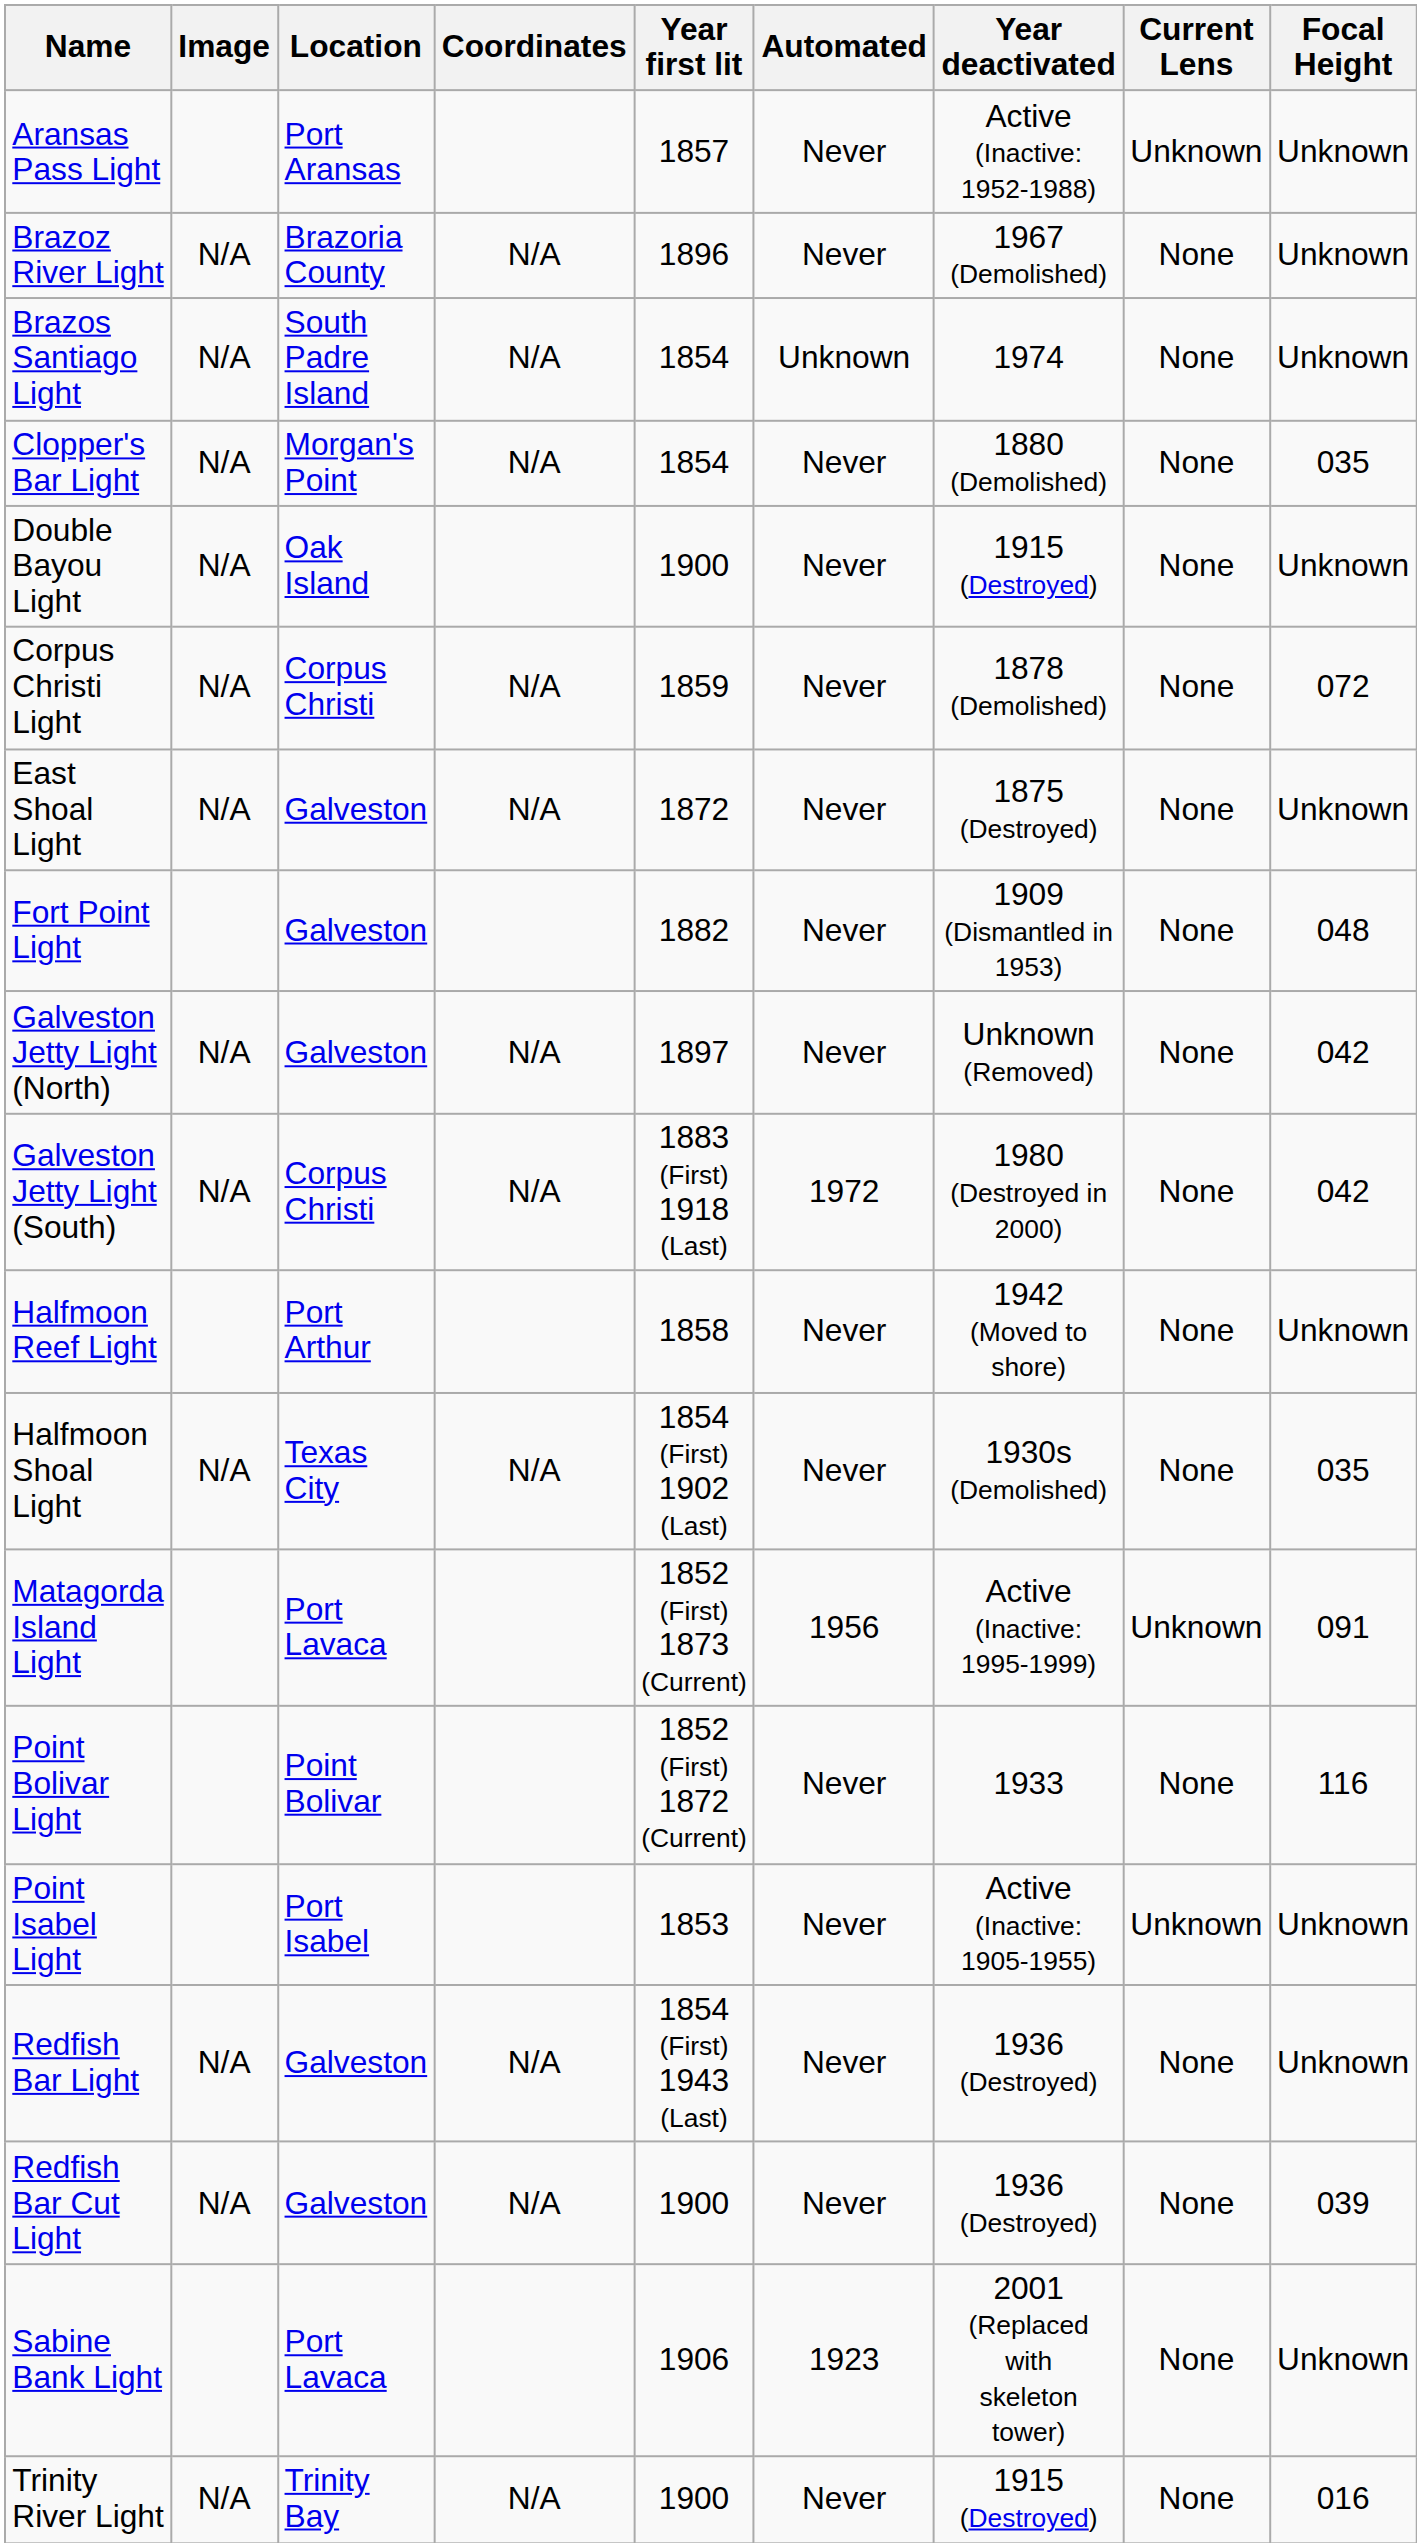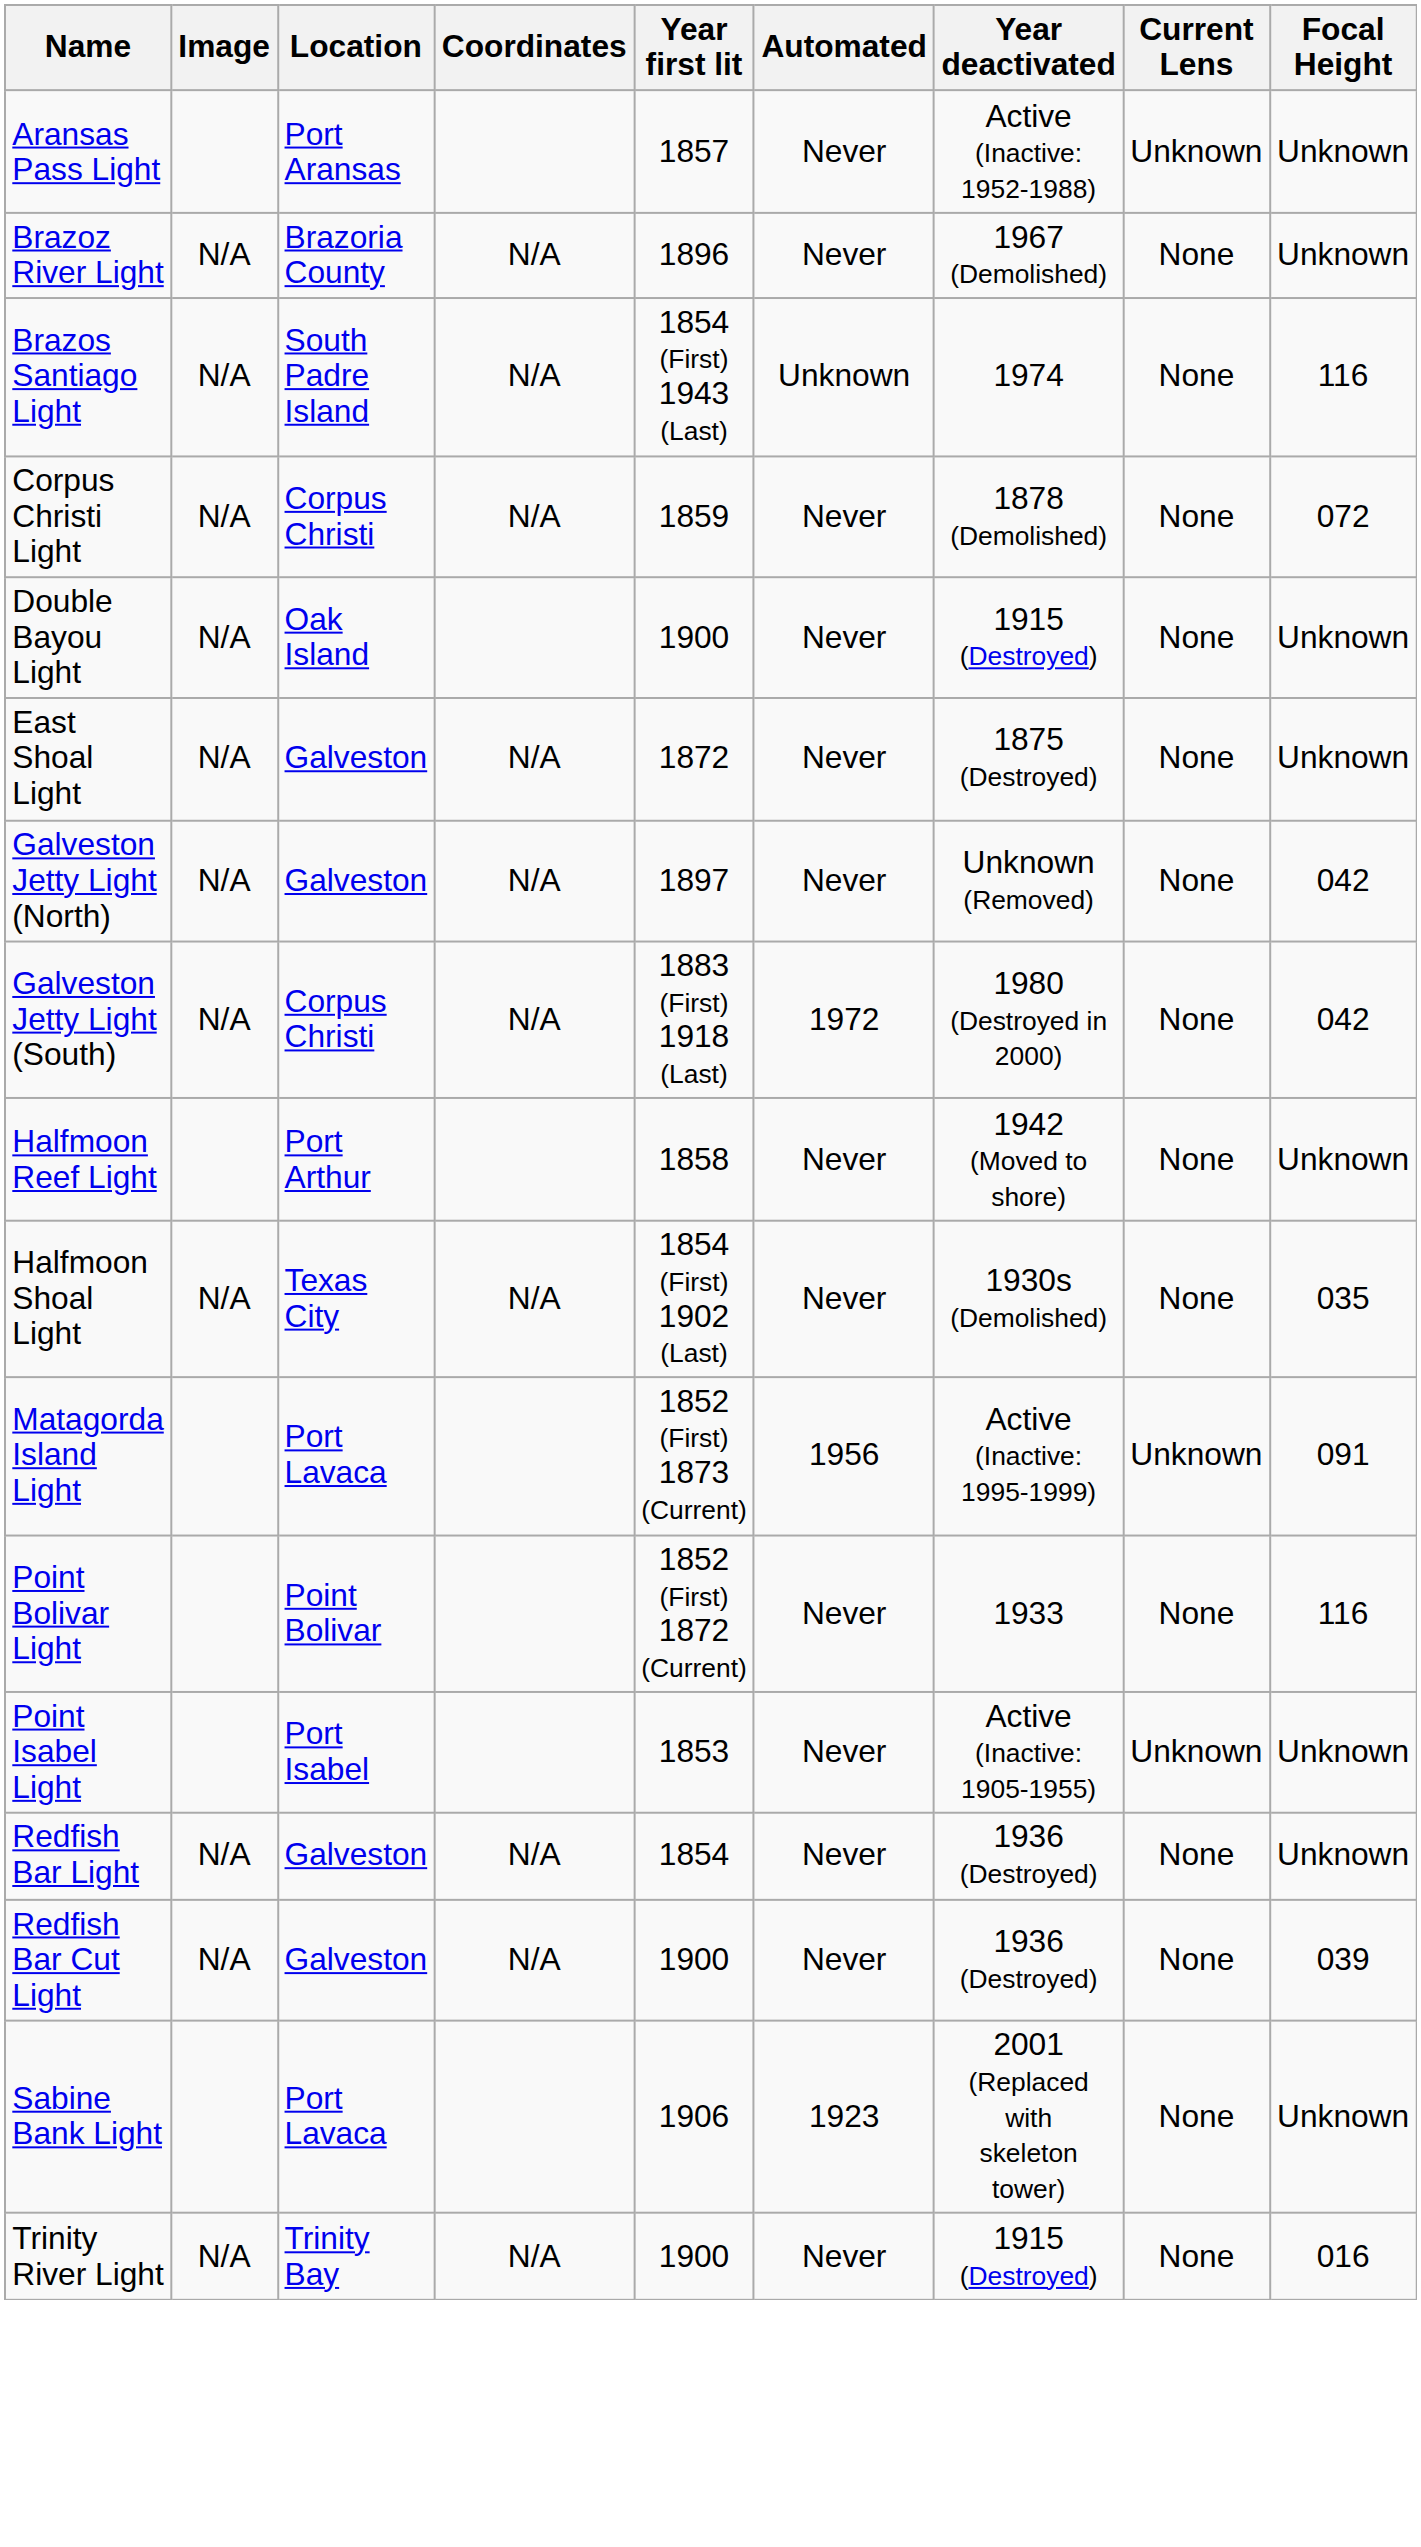(694, 358) 1854 -> (694, 376) 1854 (First) 1943 (Last)
(1343, 358) Unknown -> (1343, 376) 116
- row: (79, 462)
rows swapped: (63, 687) <-> (62, 565)
- row: (81, 930)
(694, 2063) 1854 (First) 1943 (Last) -> (694, 1855) 1854
